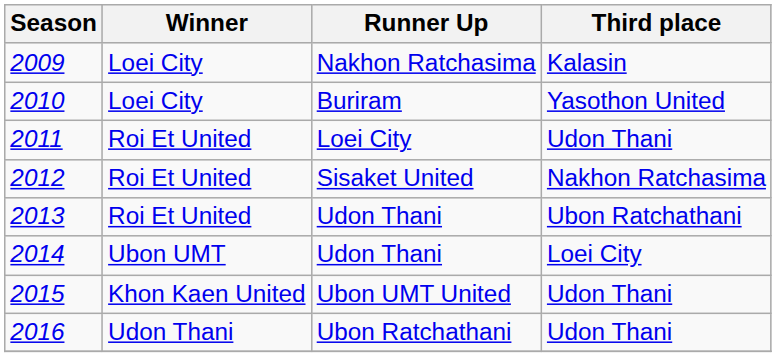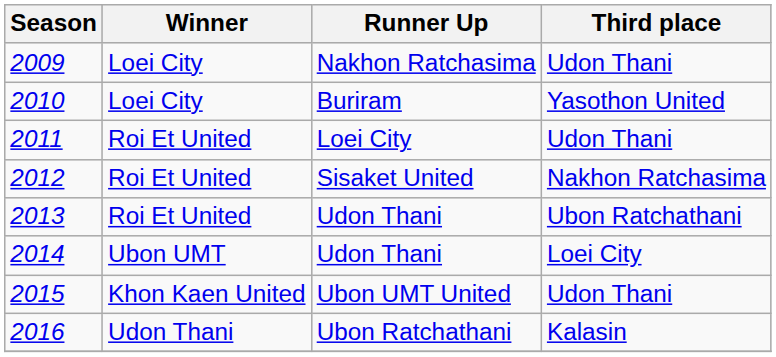(587, 62) Kalasin -> (610, 62) Udon Thani
(610, 332) Udon Thani -> (587, 332) Kalasin
